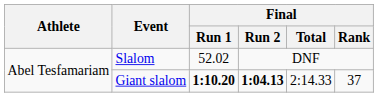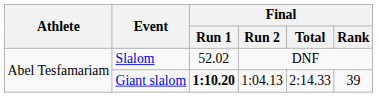(263, 80) bold -> (262, 80) normal
(354, 80) 37 -> (353, 80) 39
